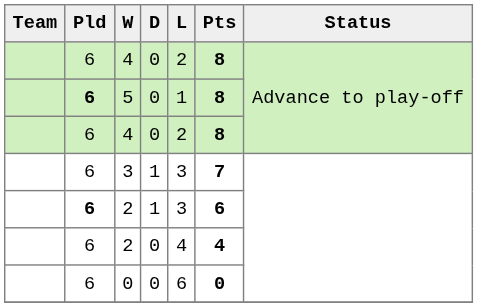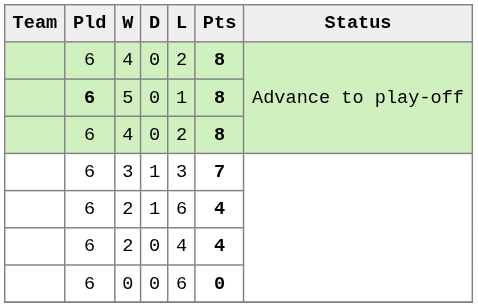(90, 209) bold -> (90, 209) normal
(182, 209) 3 -> (182, 209) 6
(220, 209) 6 -> (220, 209) 4
